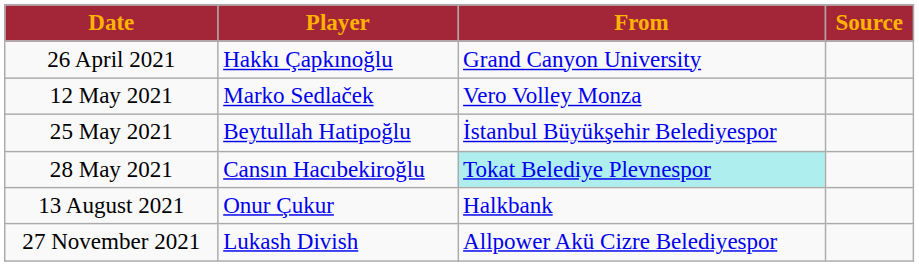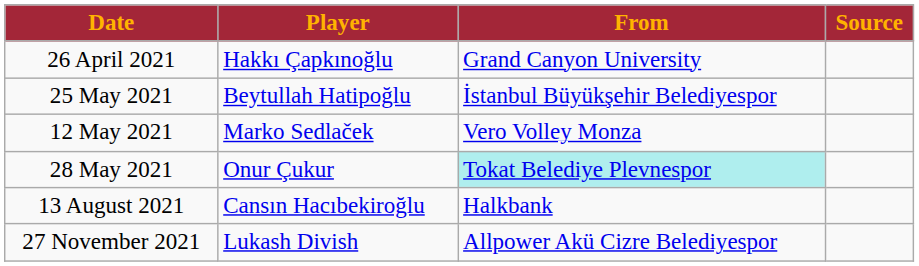rows swapped: (111, 95) <-> (111, 132)
(324, 168) Cansın Hacıbekiroğlu -> (279, 168) Onur Çukur
(279, 205) Onur Çukur -> (324, 205) Cansın Hacıbekiroğlu
